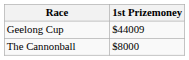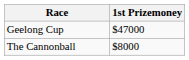(128, 30) $44009 -> (128, 30) $47000
